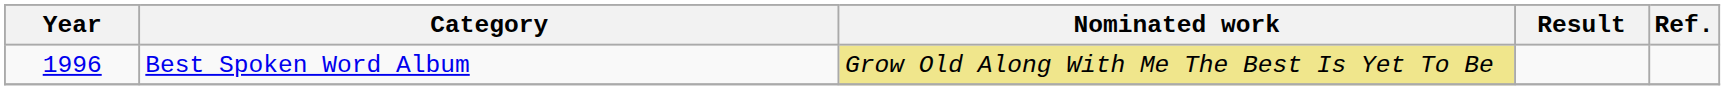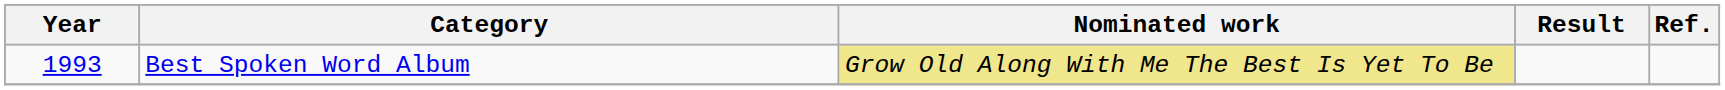(72, 65) 1996 -> (72, 65) 1993
